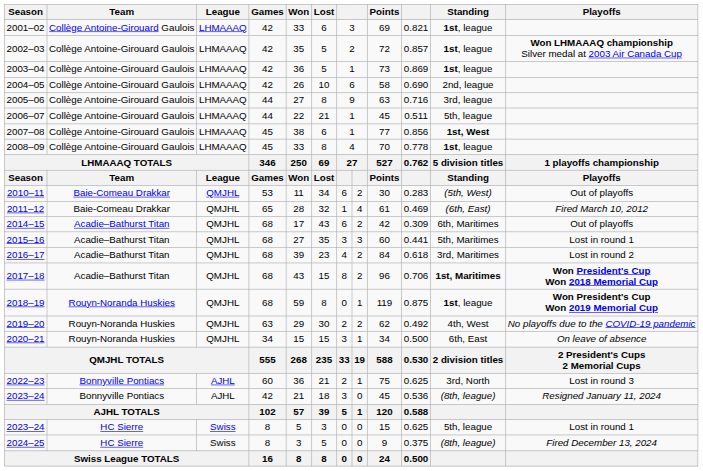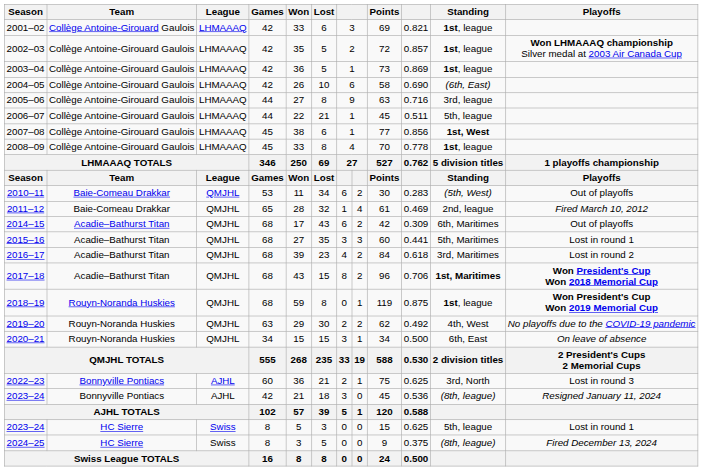(468, 85) 2nd, league -> (468, 85) (6th, East)
(468, 208) (6th, East) -> (468, 208) 2nd, league
